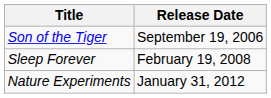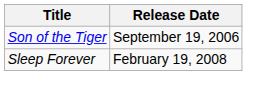- row: (69, 81)
